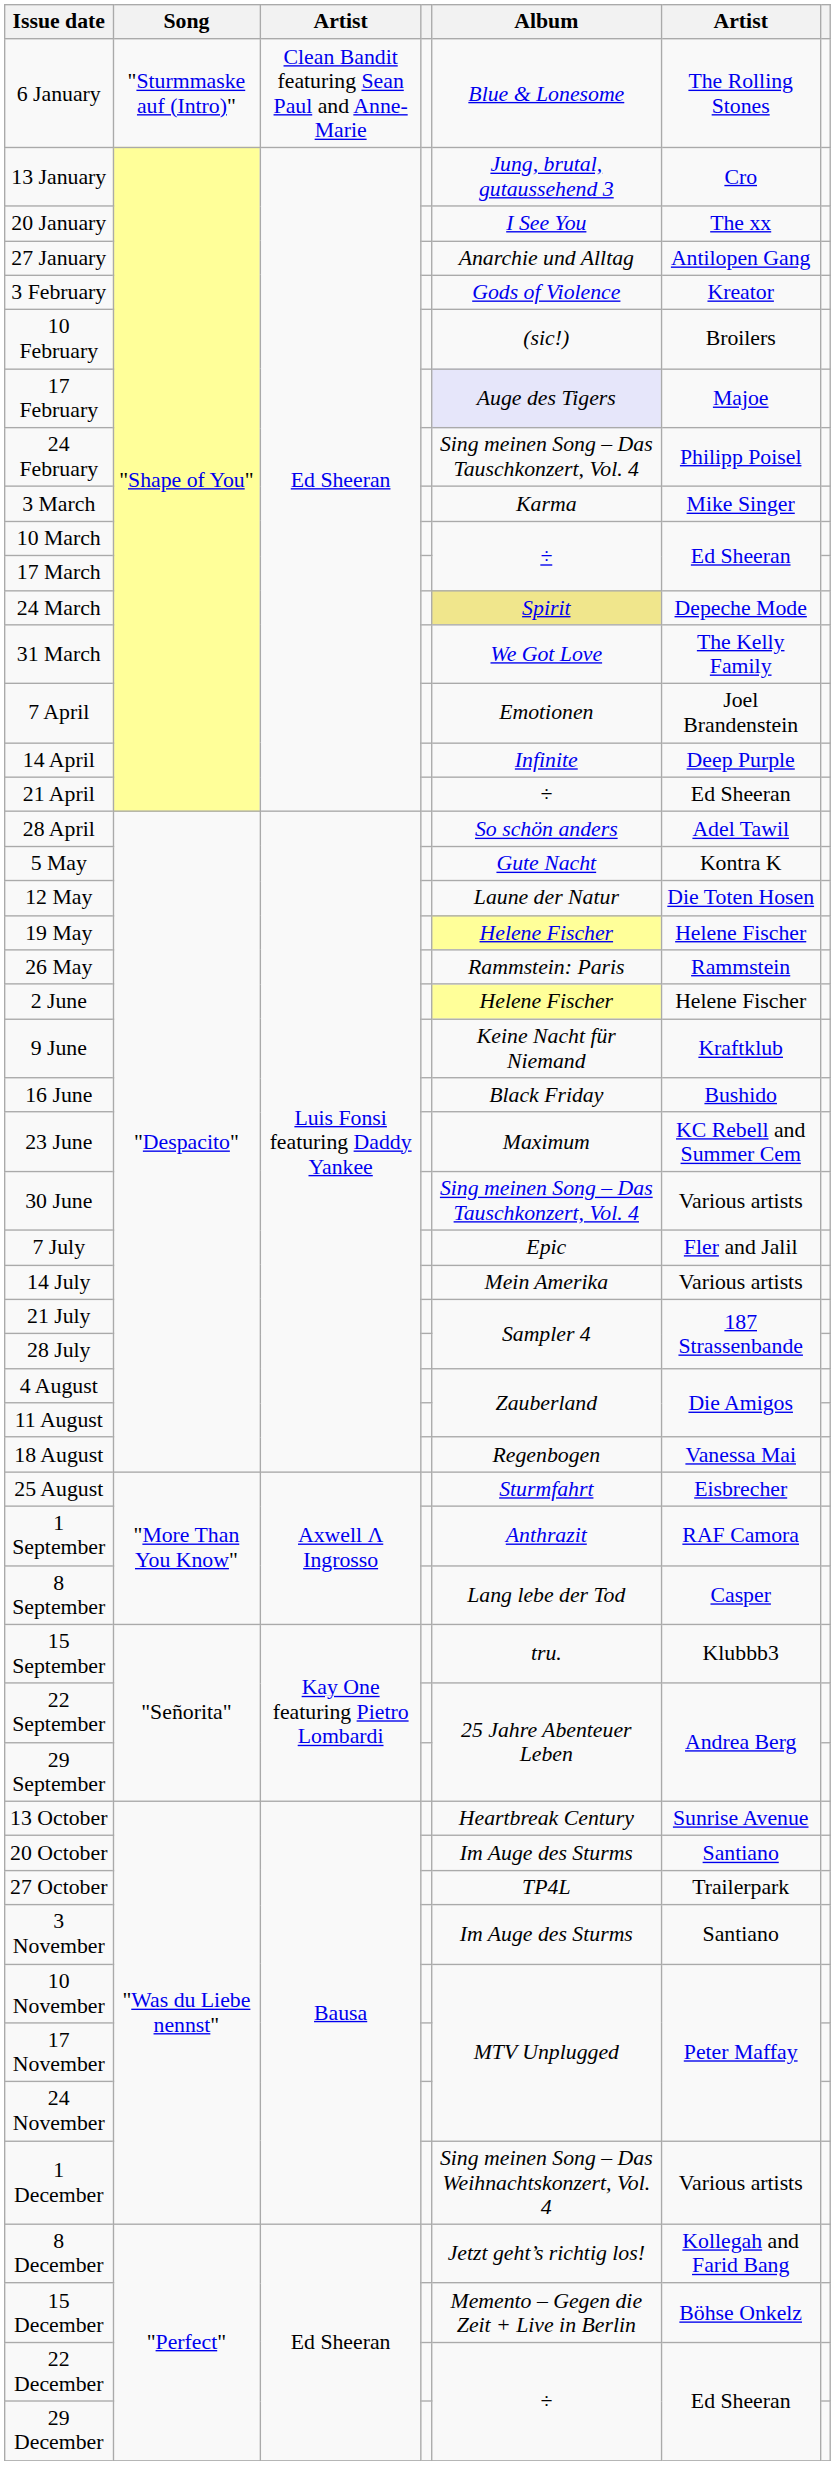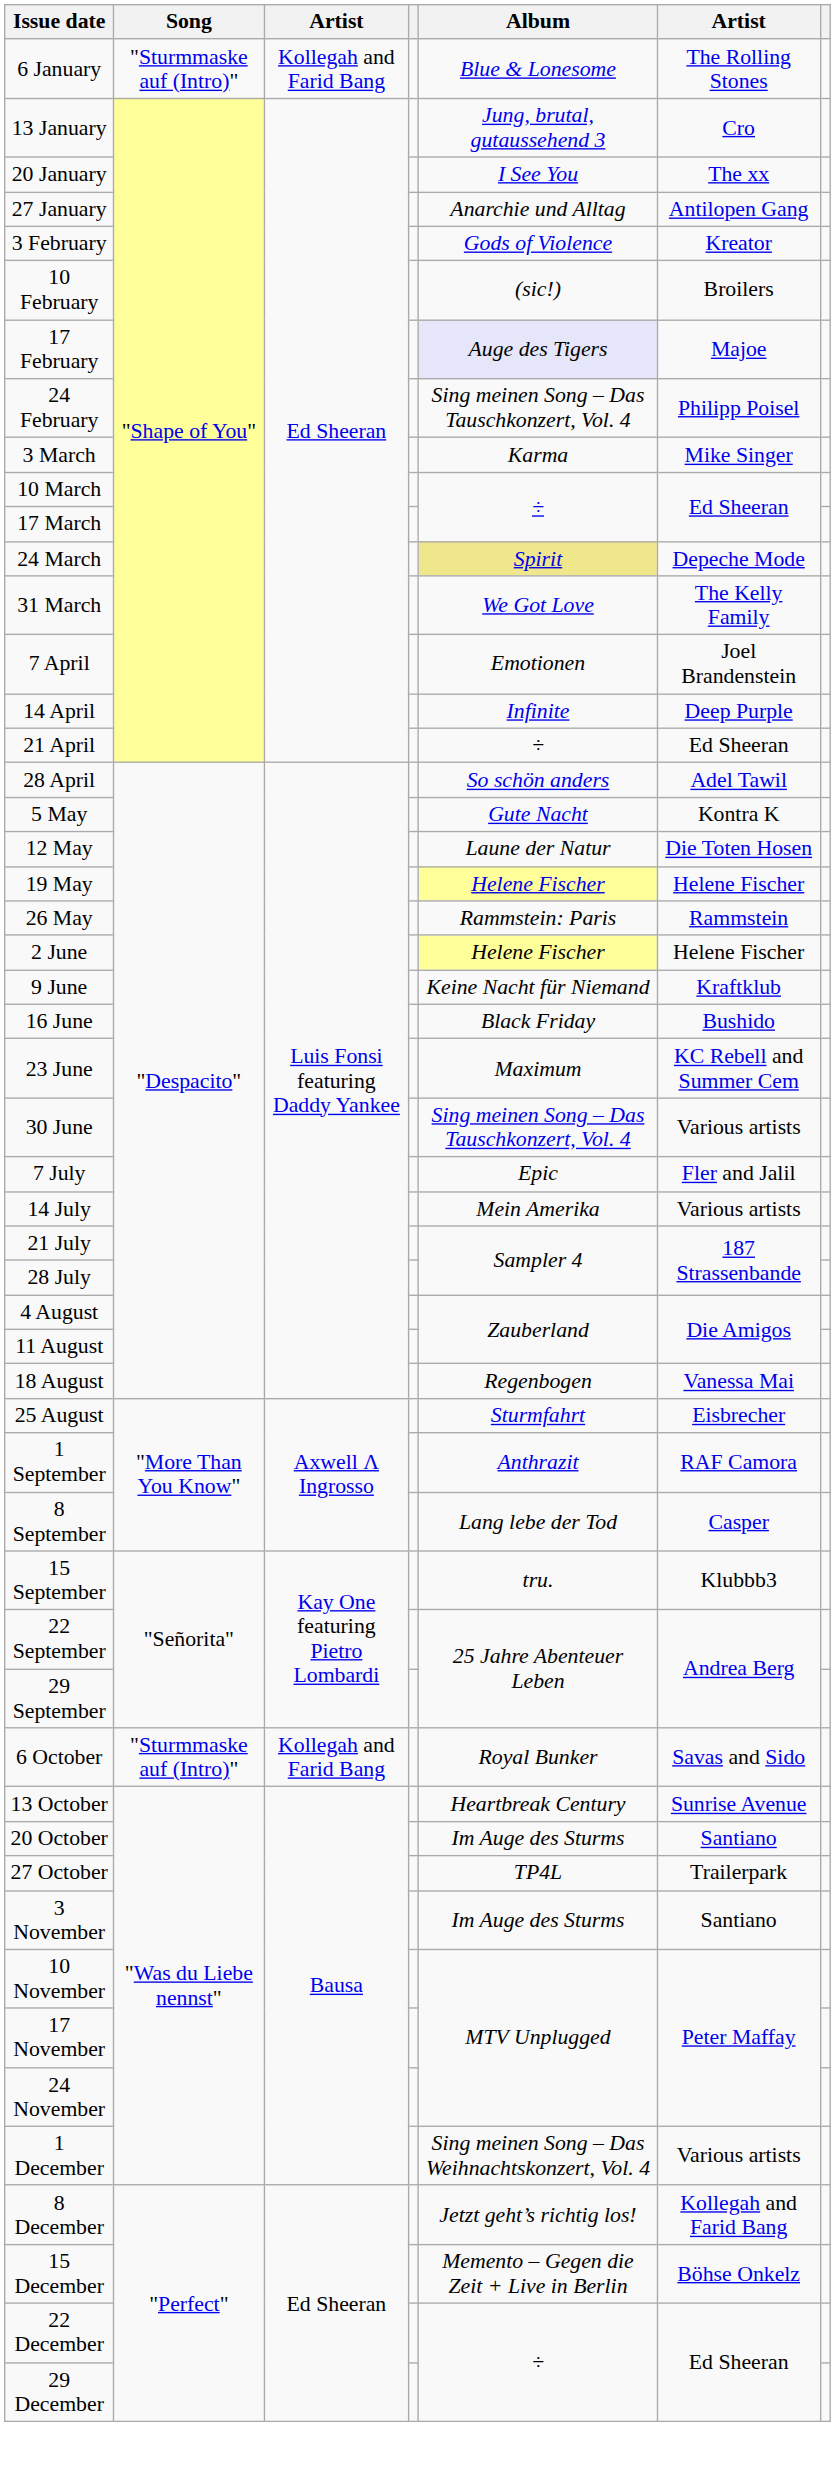(341, 92) Clean Bandit featuring Sean Paul and Anne-Marie -> (336, 68) Kollegah and Farid Bang
+ row: (59, 1757)
